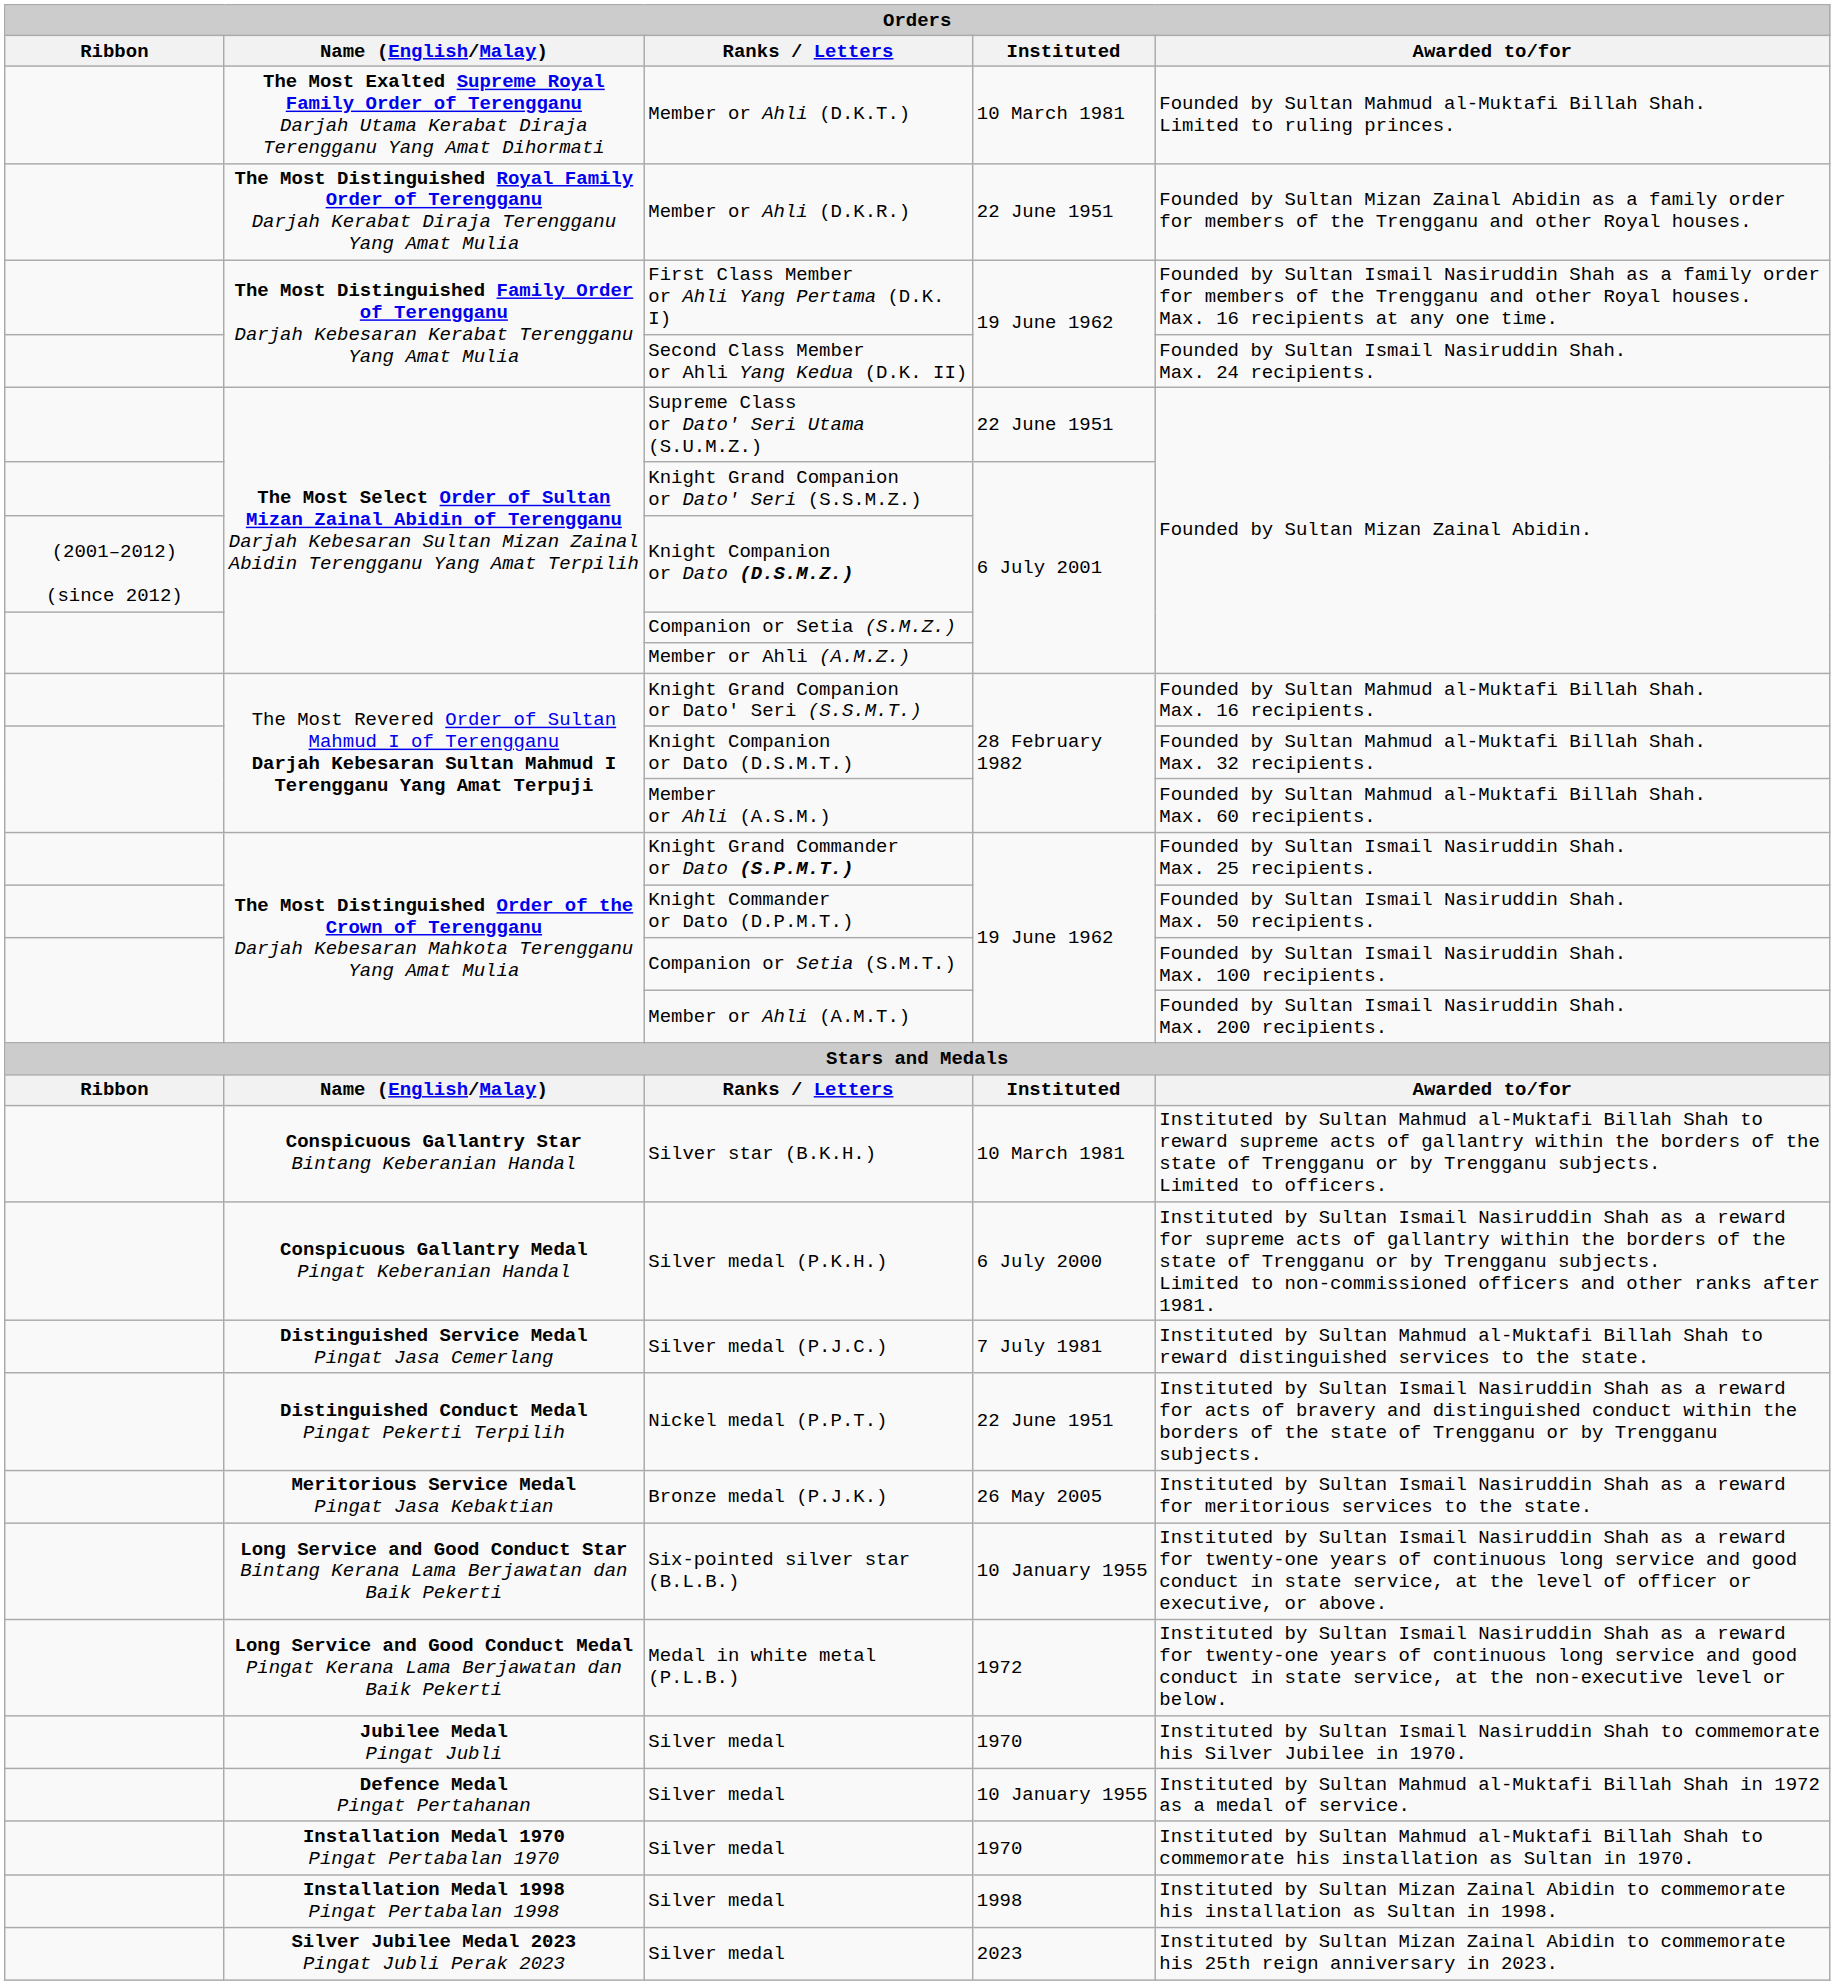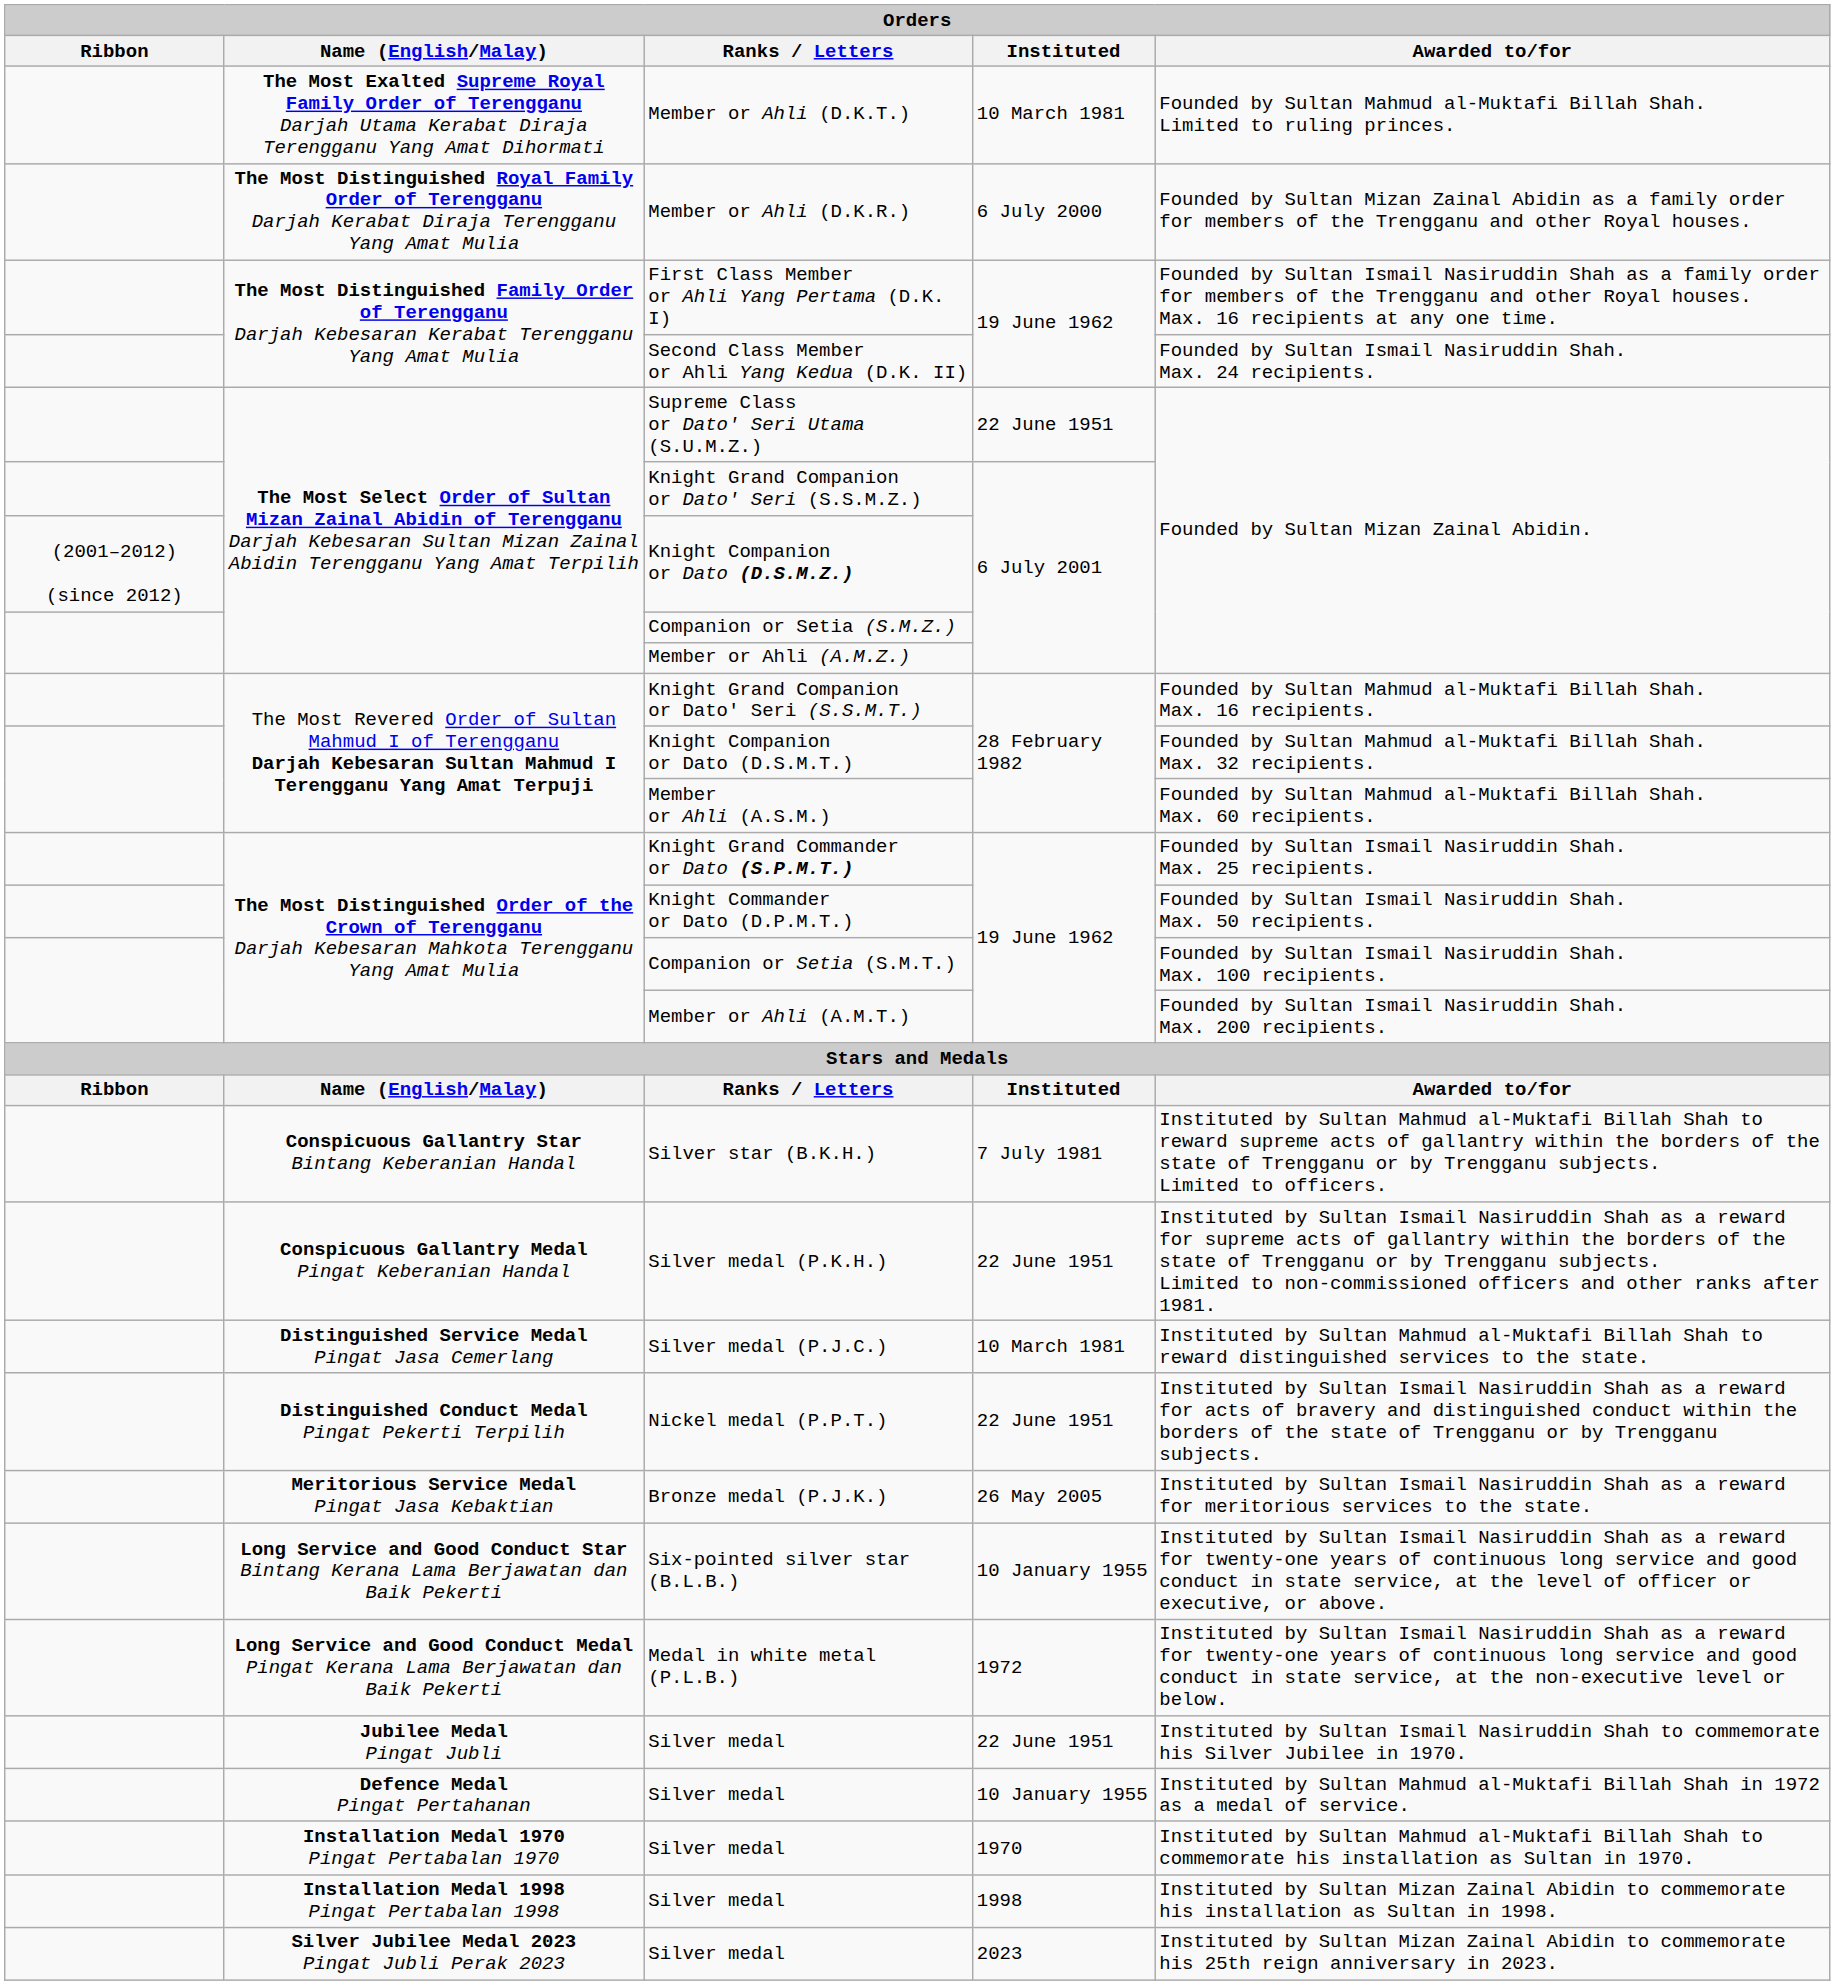(1045, 212) 22 June 1951 -> (1039, 212) 6 July 2000
(1051, 1154) 10 March 1981 -> (1039, 1154) 7 July 1981
(1039, 1261) 6 July 2000 -> (1045, 1261) 22 June 1951
(1039, 1347) 7 July 1981 -> (1051, 1347) 10 March 1981
(1000, 1742) 1970 -> (1045, 1742) 22 June 1951
